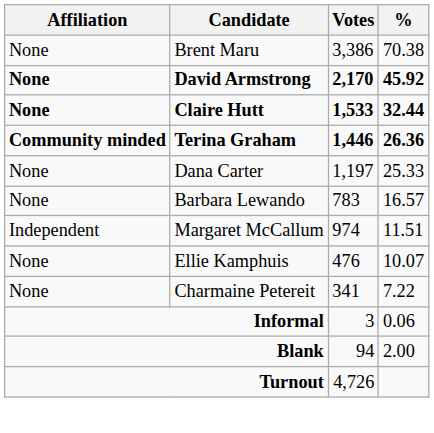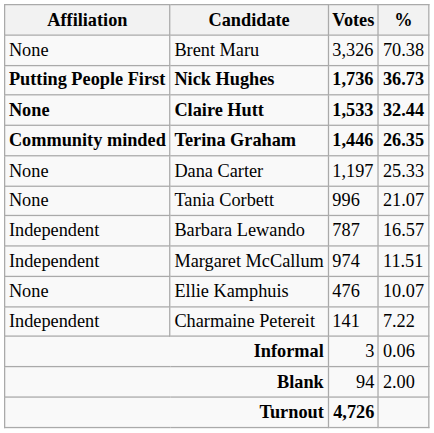(353, 50) 3,386 -> (353, 50) 3,326
- row: (243, 80)
+ row: (224, 80)
(403, 140) 26.36 -> (403, 140) 26.35
+ row: (224, 200)
(29, 200) None -> (54, 231) Independent
(346, 200) 783 -> (346, 231) 787
(29, 291) None -> (54, 321) Independent
(346, 291) 341 -> (346, 321) 141
(354, 381) normal -> (354, 412) bold
